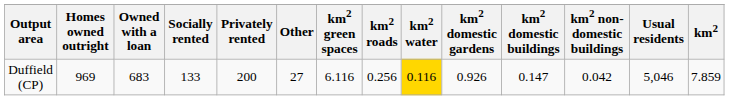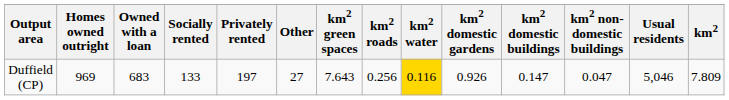(247, 77) 200 -> (247, 77) 197
(340, 77) 6.116 -> (340, 77) 7.643
(597, 77) 0.042 -> (597, 77) 0.047
(706, 77) 7.859 -> (706, 77) 7.809
